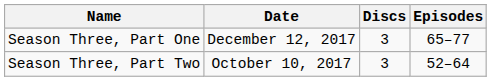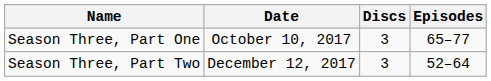(281, 40) December 12, 2017 -> (281, 40) October 10, 2017
(281, 64) October 10, 2017 -> (281, 64) December 12, 2017
